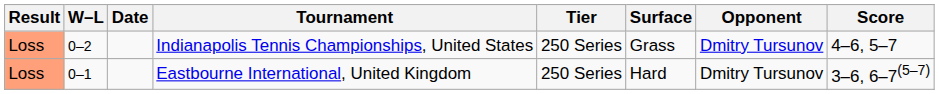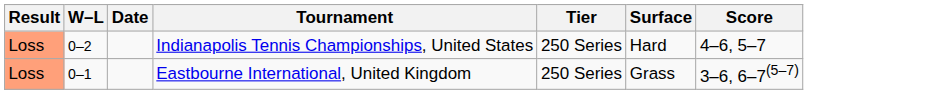- column: (762, 17)
(652, 44) Grass -> (648, 44) Hard
(648, 74) Hard -> (652, 74) Grass
